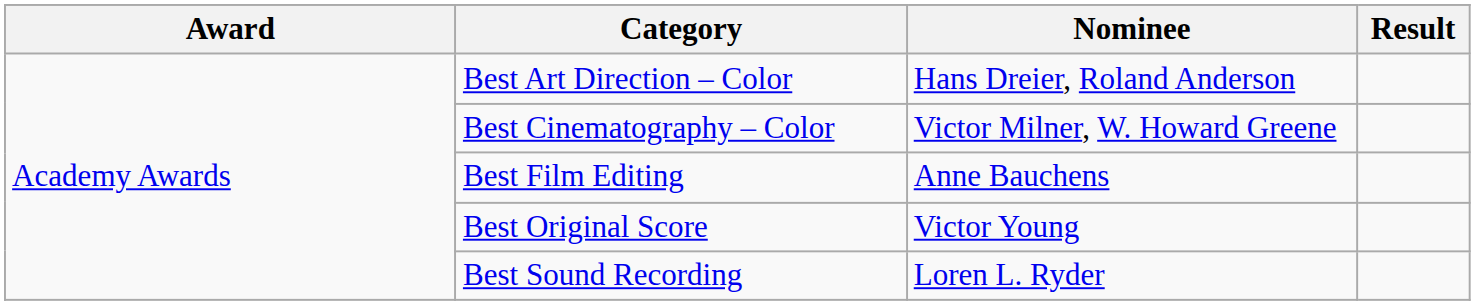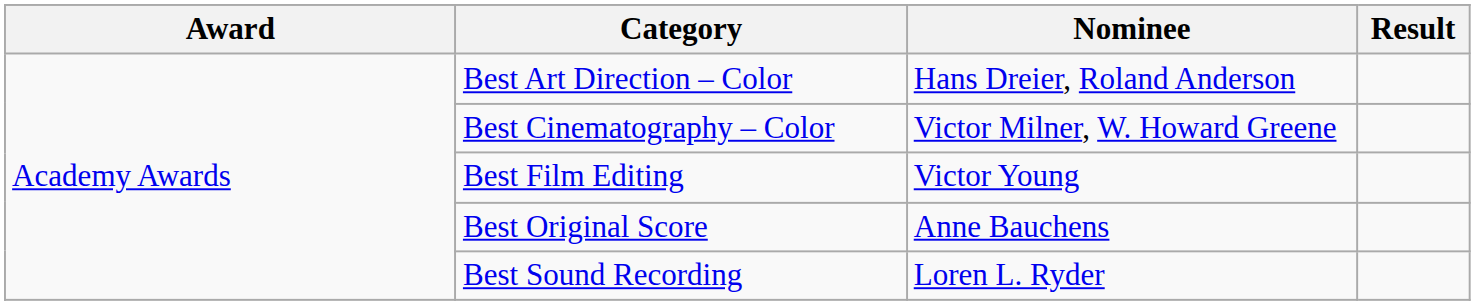(1012, 176) Anne Bauchens -> (996, 176) Victor Young
(996, 226) Victor Young -> (1012, 226) Anne Bauchens
